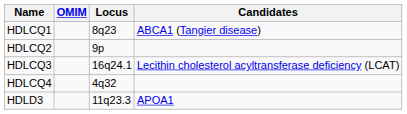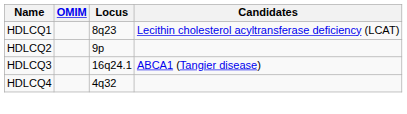(199, 30) ABCA1 (Tangier disease) -> (268, 30) Lecithin cholesterol acyltransferase deficiency (LCAT)
(268, 65) Lecithin cholesterol acyltransferase deficiency (LCAT) -> (199, 65) ABCA1 (Tangier disease)
- row: (25, 100)
